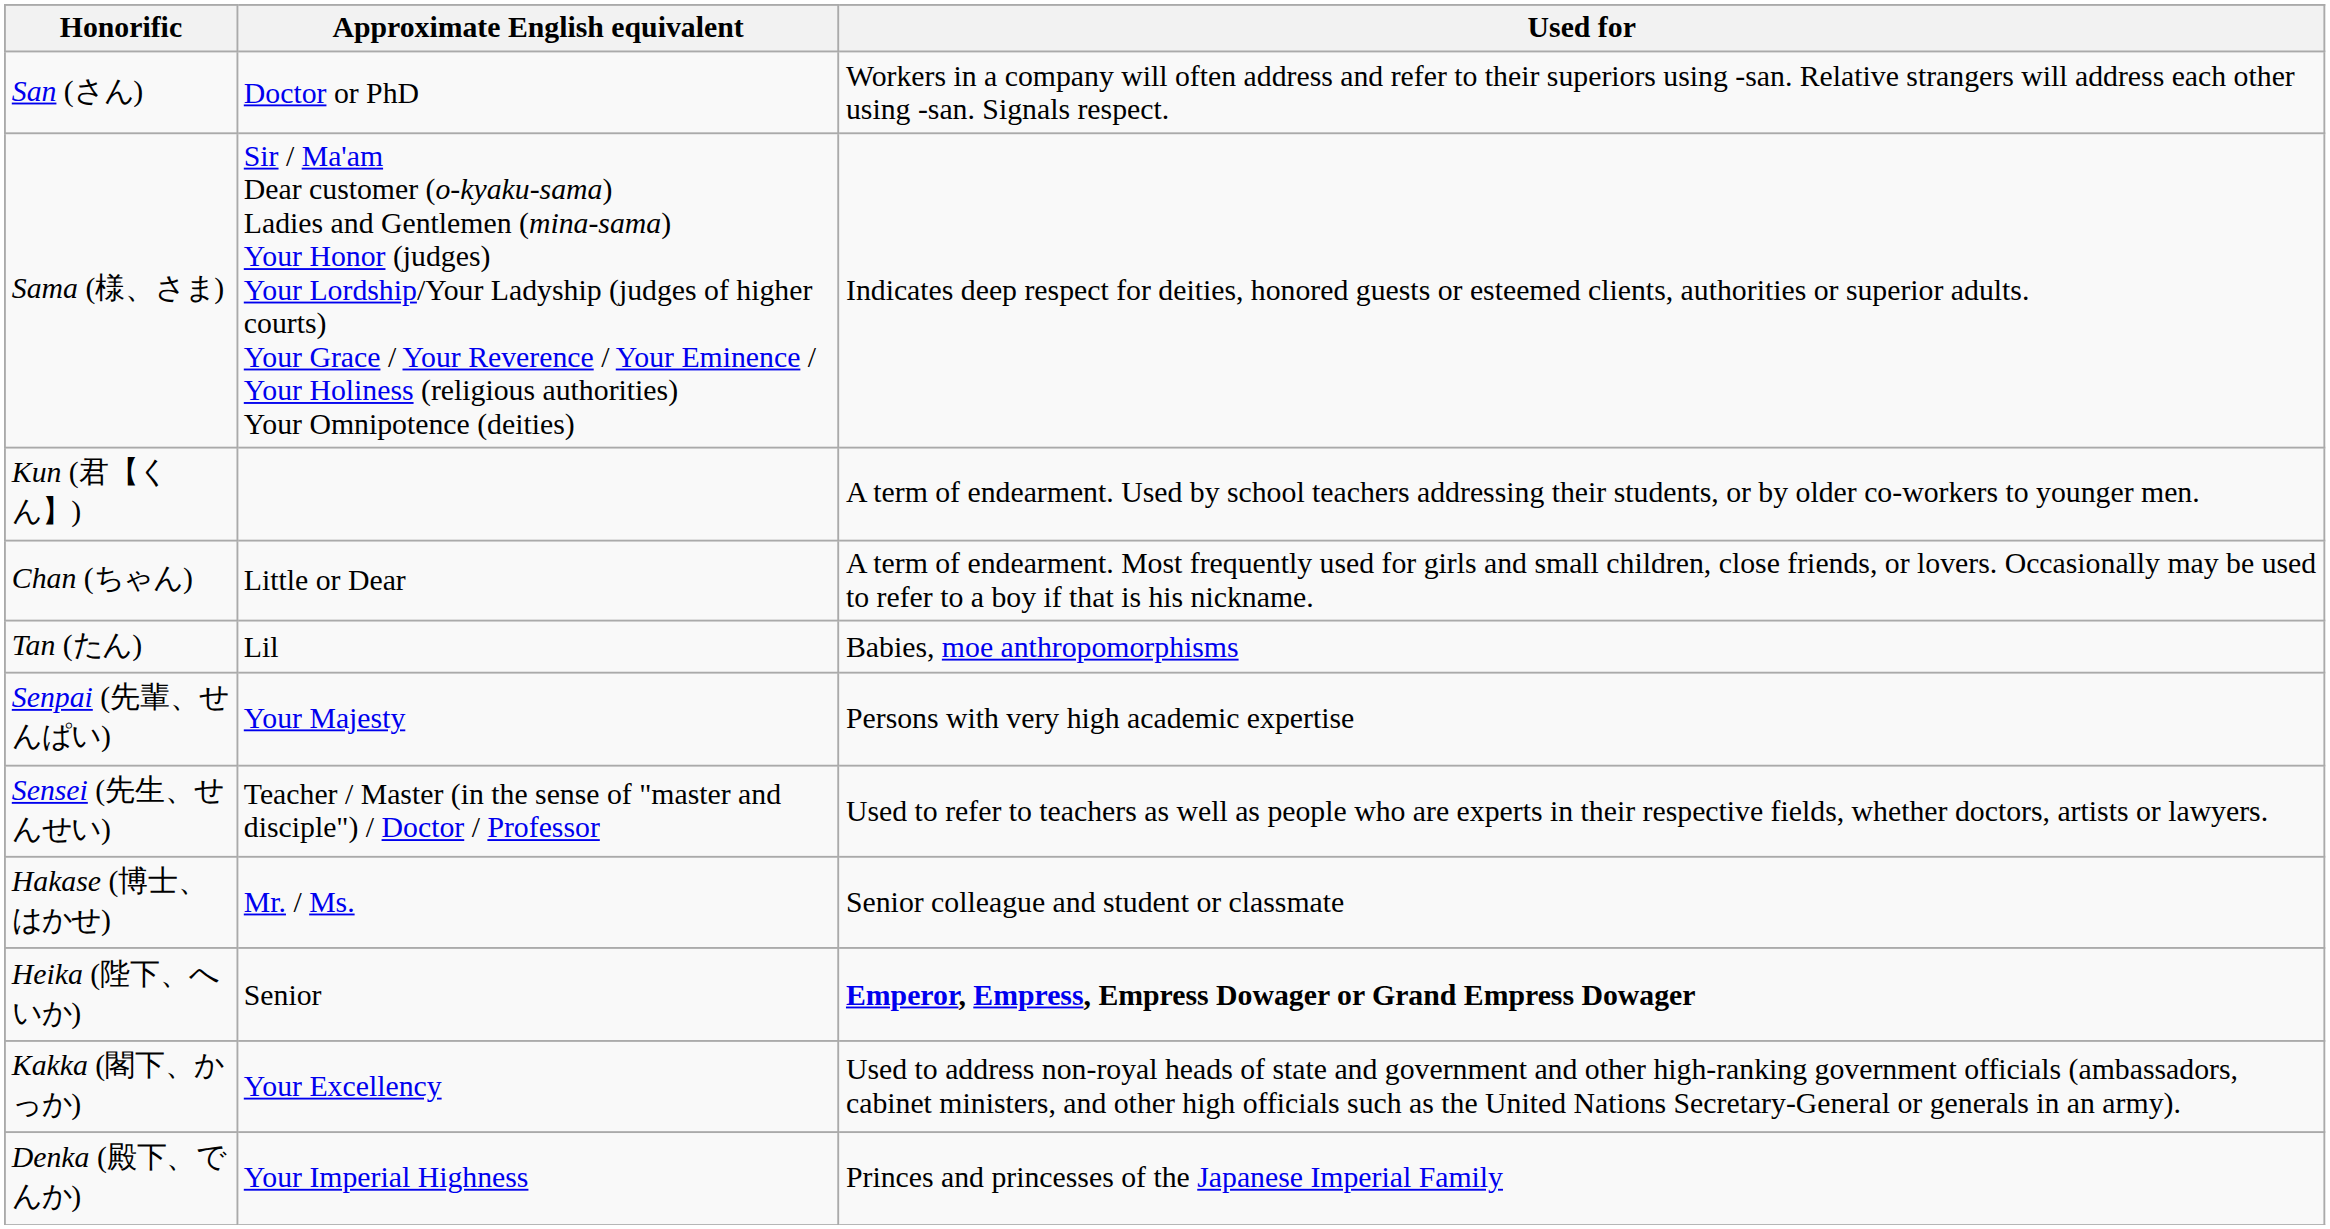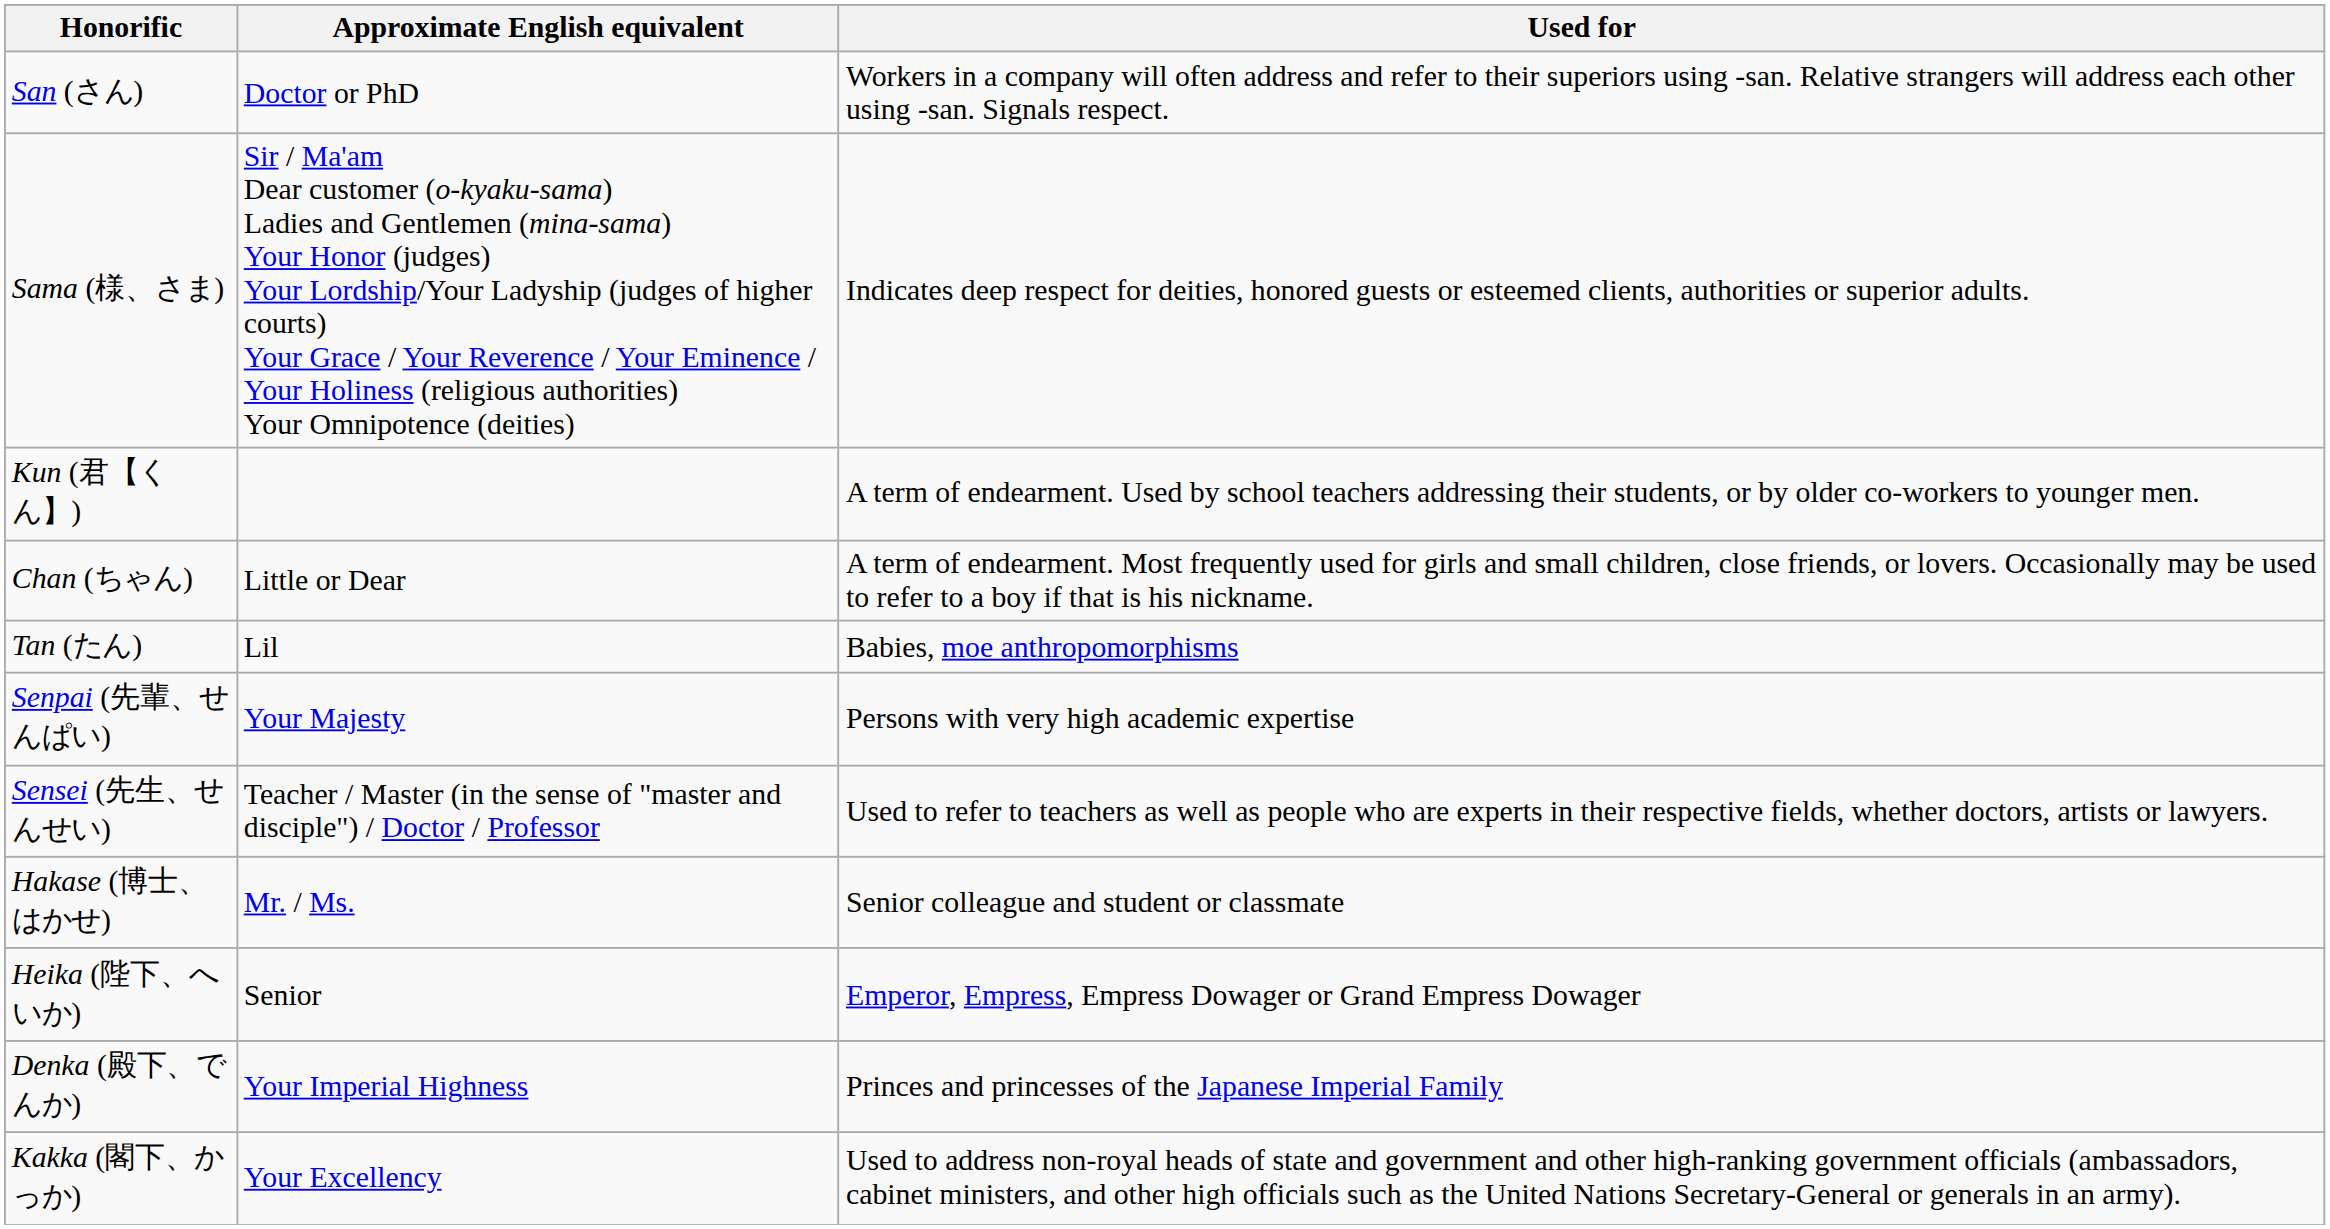(1271, 994) bold -> (1243, 994) normal
rows swapped: (119, 1176) <-> (118, 1085)
